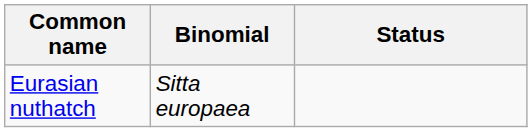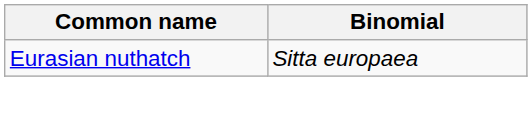- column: (411, 34)
